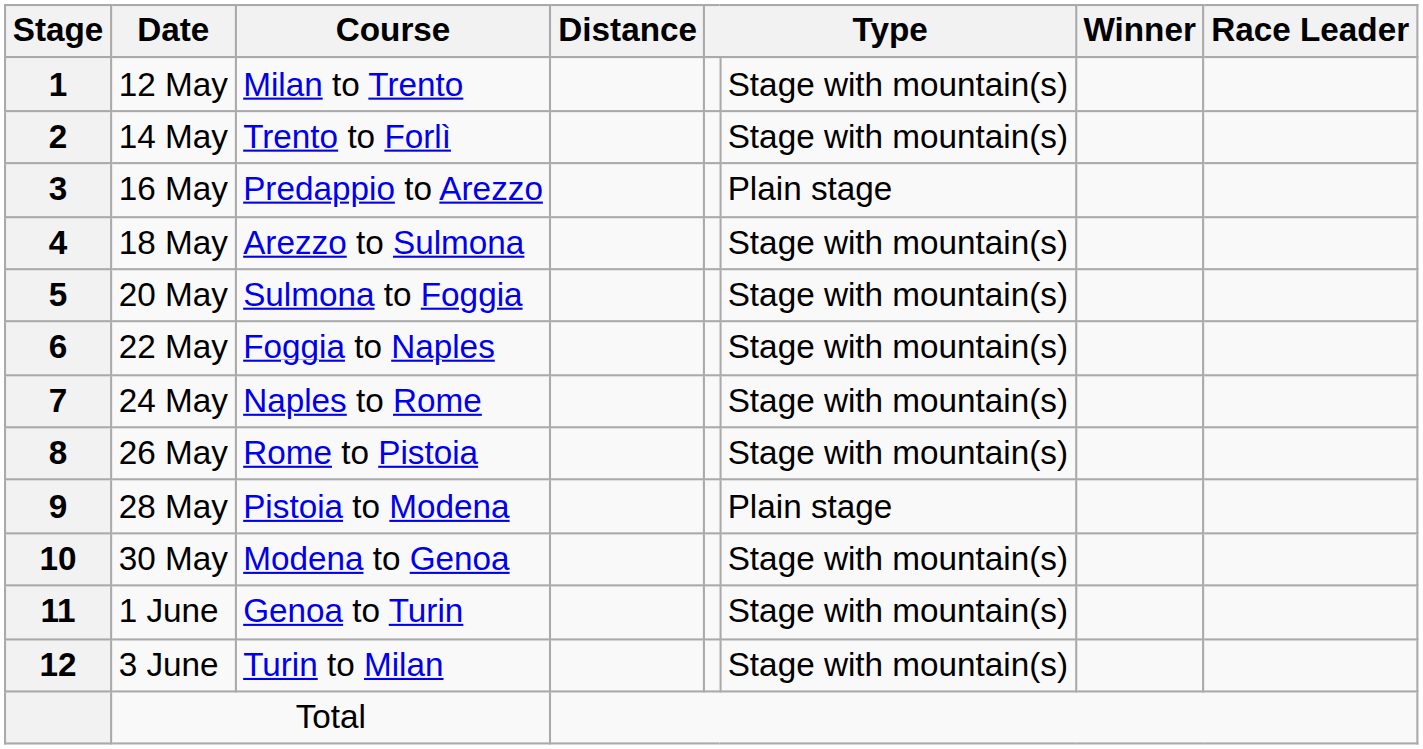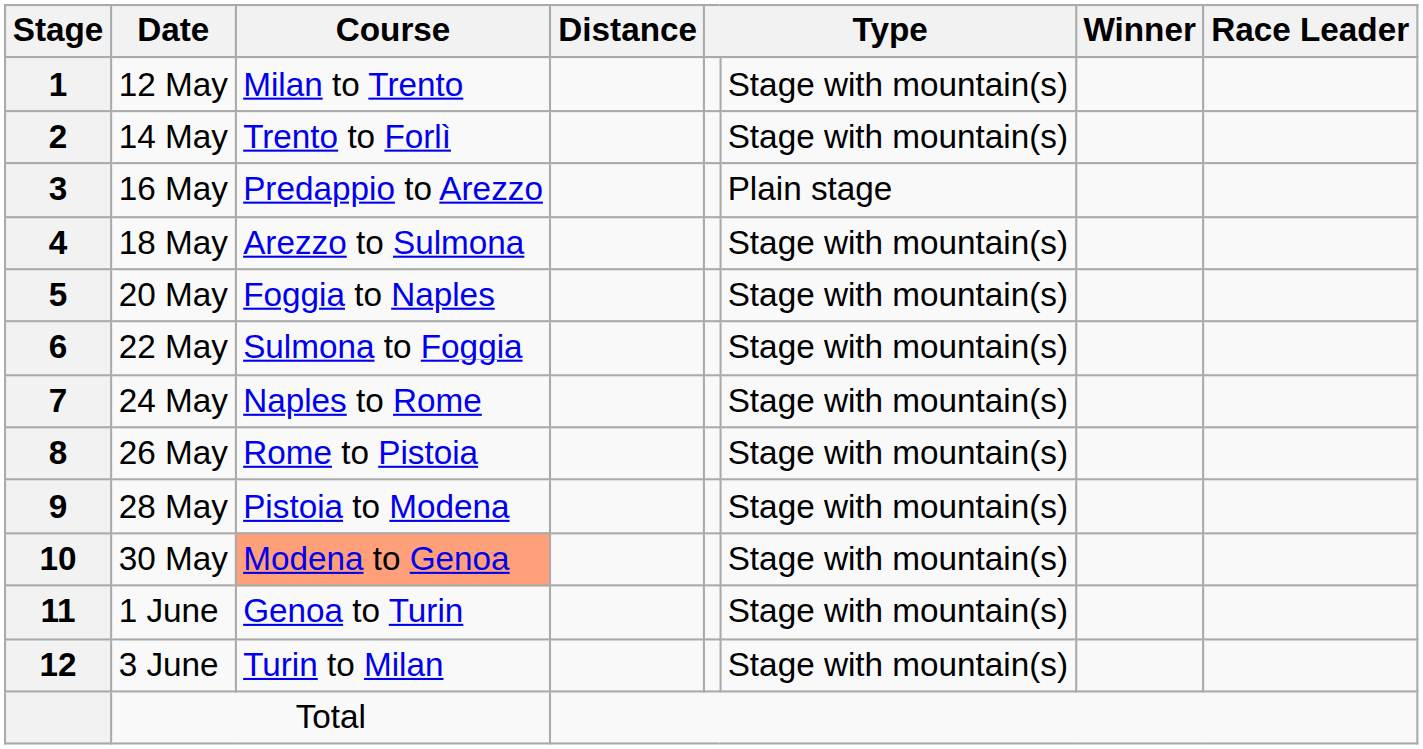(383, 294) Sulmona to Foggia -> (369, 294) Foggia to Naples
(369, 347) Foggia to Naples -> (383, 347) Sulmona to Foggia
(810, 505) Plain stage -> (898, 505) Stage with mountain(s)
(376, 558) no background -> (376, 558) lightsalmon background
